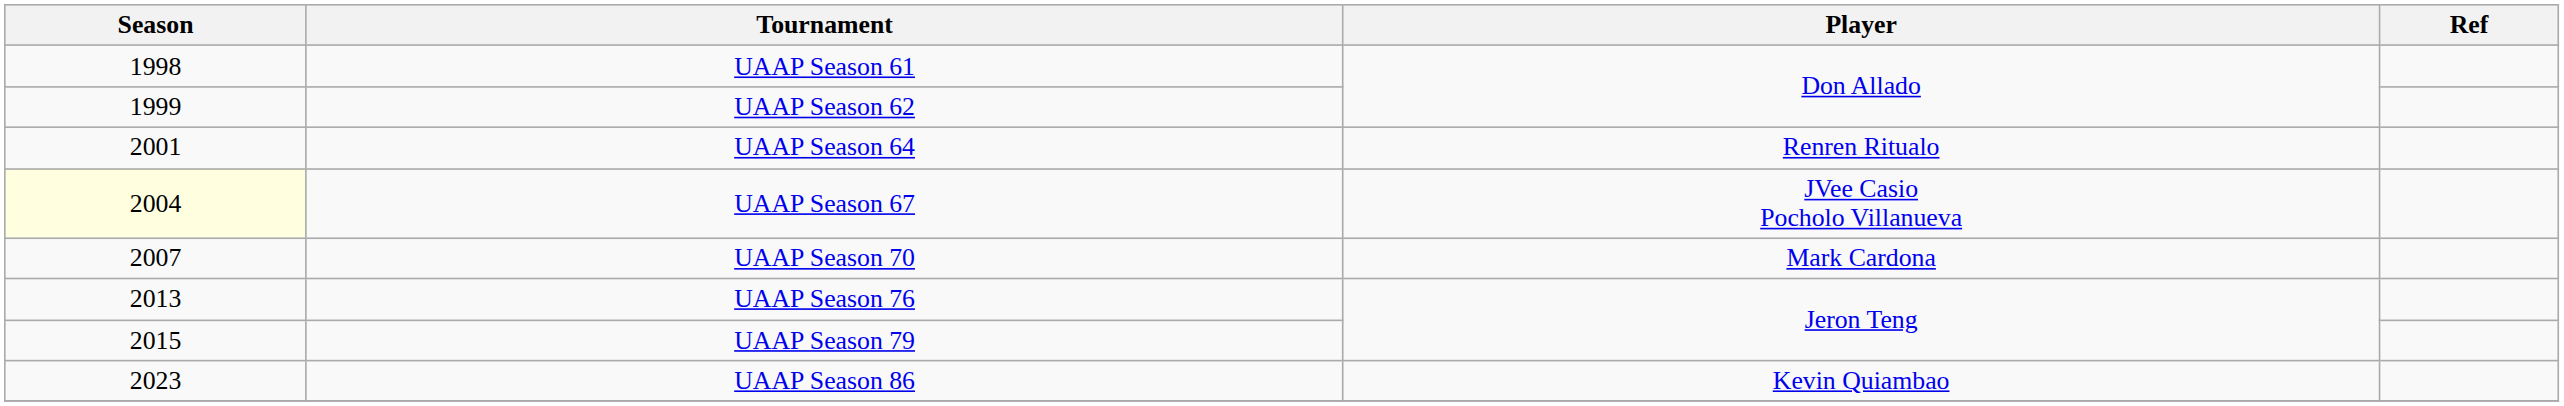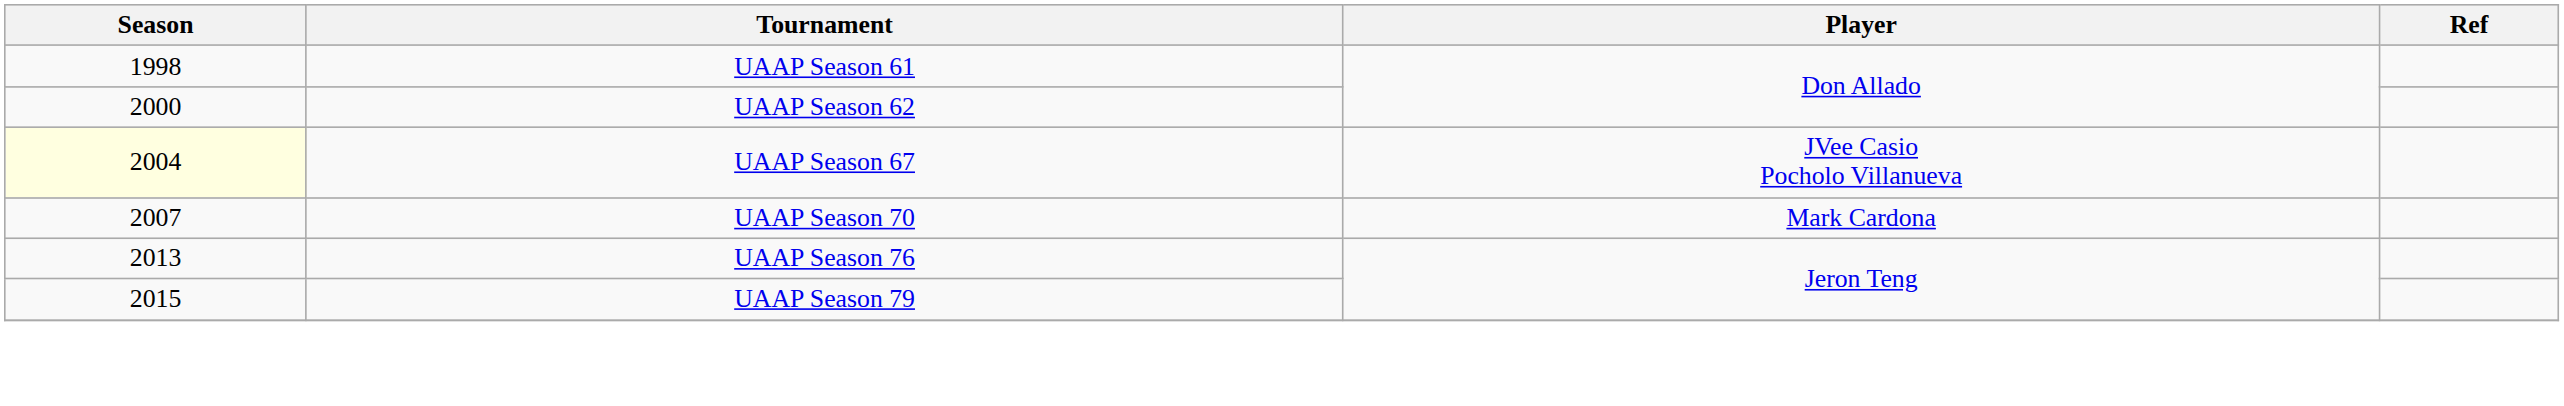(156, 106) 1999 -> (156, 106) 2000
- row: (825, 147)
- row: (825, 380)
